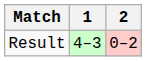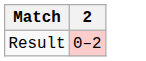- column: (87, 18)
